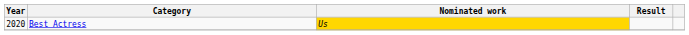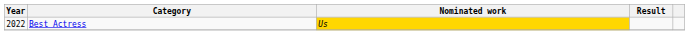(16, 24) 2020 -> (16, 24) 2022
